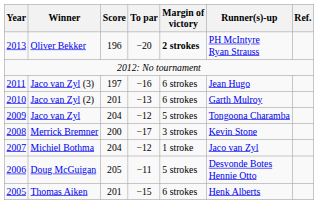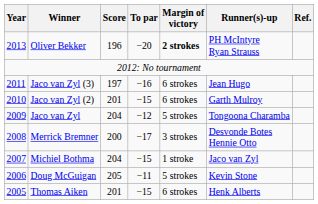(144, 99) −13 -> (144, 99) −15
(233, 131) Kevin Stone -> (240, 137) Desvonde Botes Hennie Otto
(144, 148) −12 -> (144, 159) −15
(240, 169) Desvonde Botes Hennie Otto -> (233, 175) Kevin Stone
